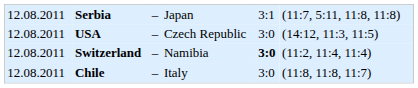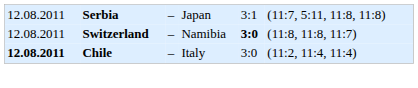- row: (88, 34)
(327, 53) (11:2, 11:4, 11:4) -> (312, 34) (11:8, 11:8, 11:7)
(36, 72) normal -> (36, 53) bold
(327, 72) (11:8, 11:8, 11:7) -> (312, 53) (11:2, 11:4, 11:4)
